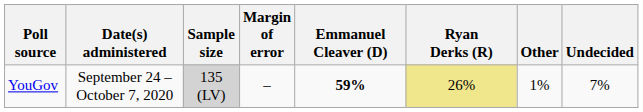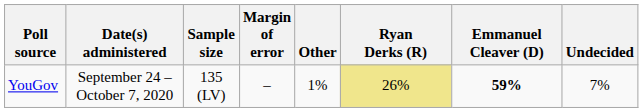columns swapped: (350, 43) <-> (540, 52)
(211, 86) lightgrey background -> (211, 86) no background
